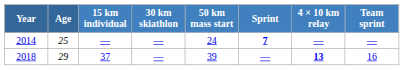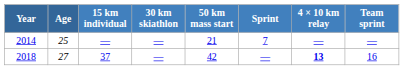(212, 40) 24 -> (212, 40) 21
(265, 40) bold -> (265, 40) normal
(63, 57) 29 -> (63, 57) 27
(212, 57) 39 -> (212, 57) 42
